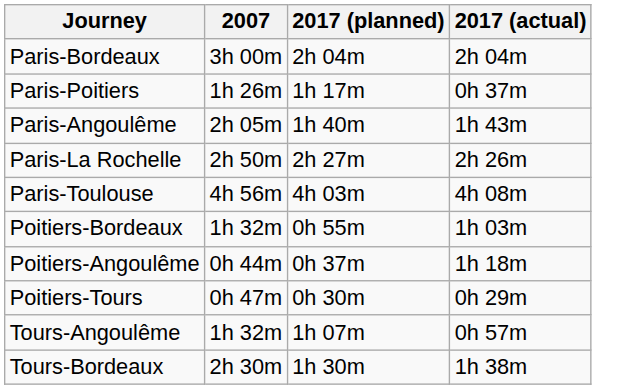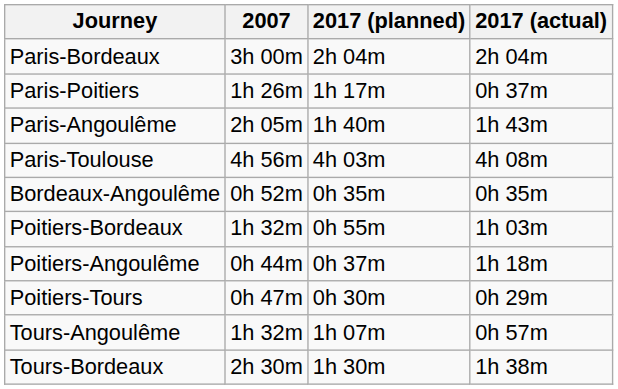- row: (96, 159)
+ row: (115, 194)
